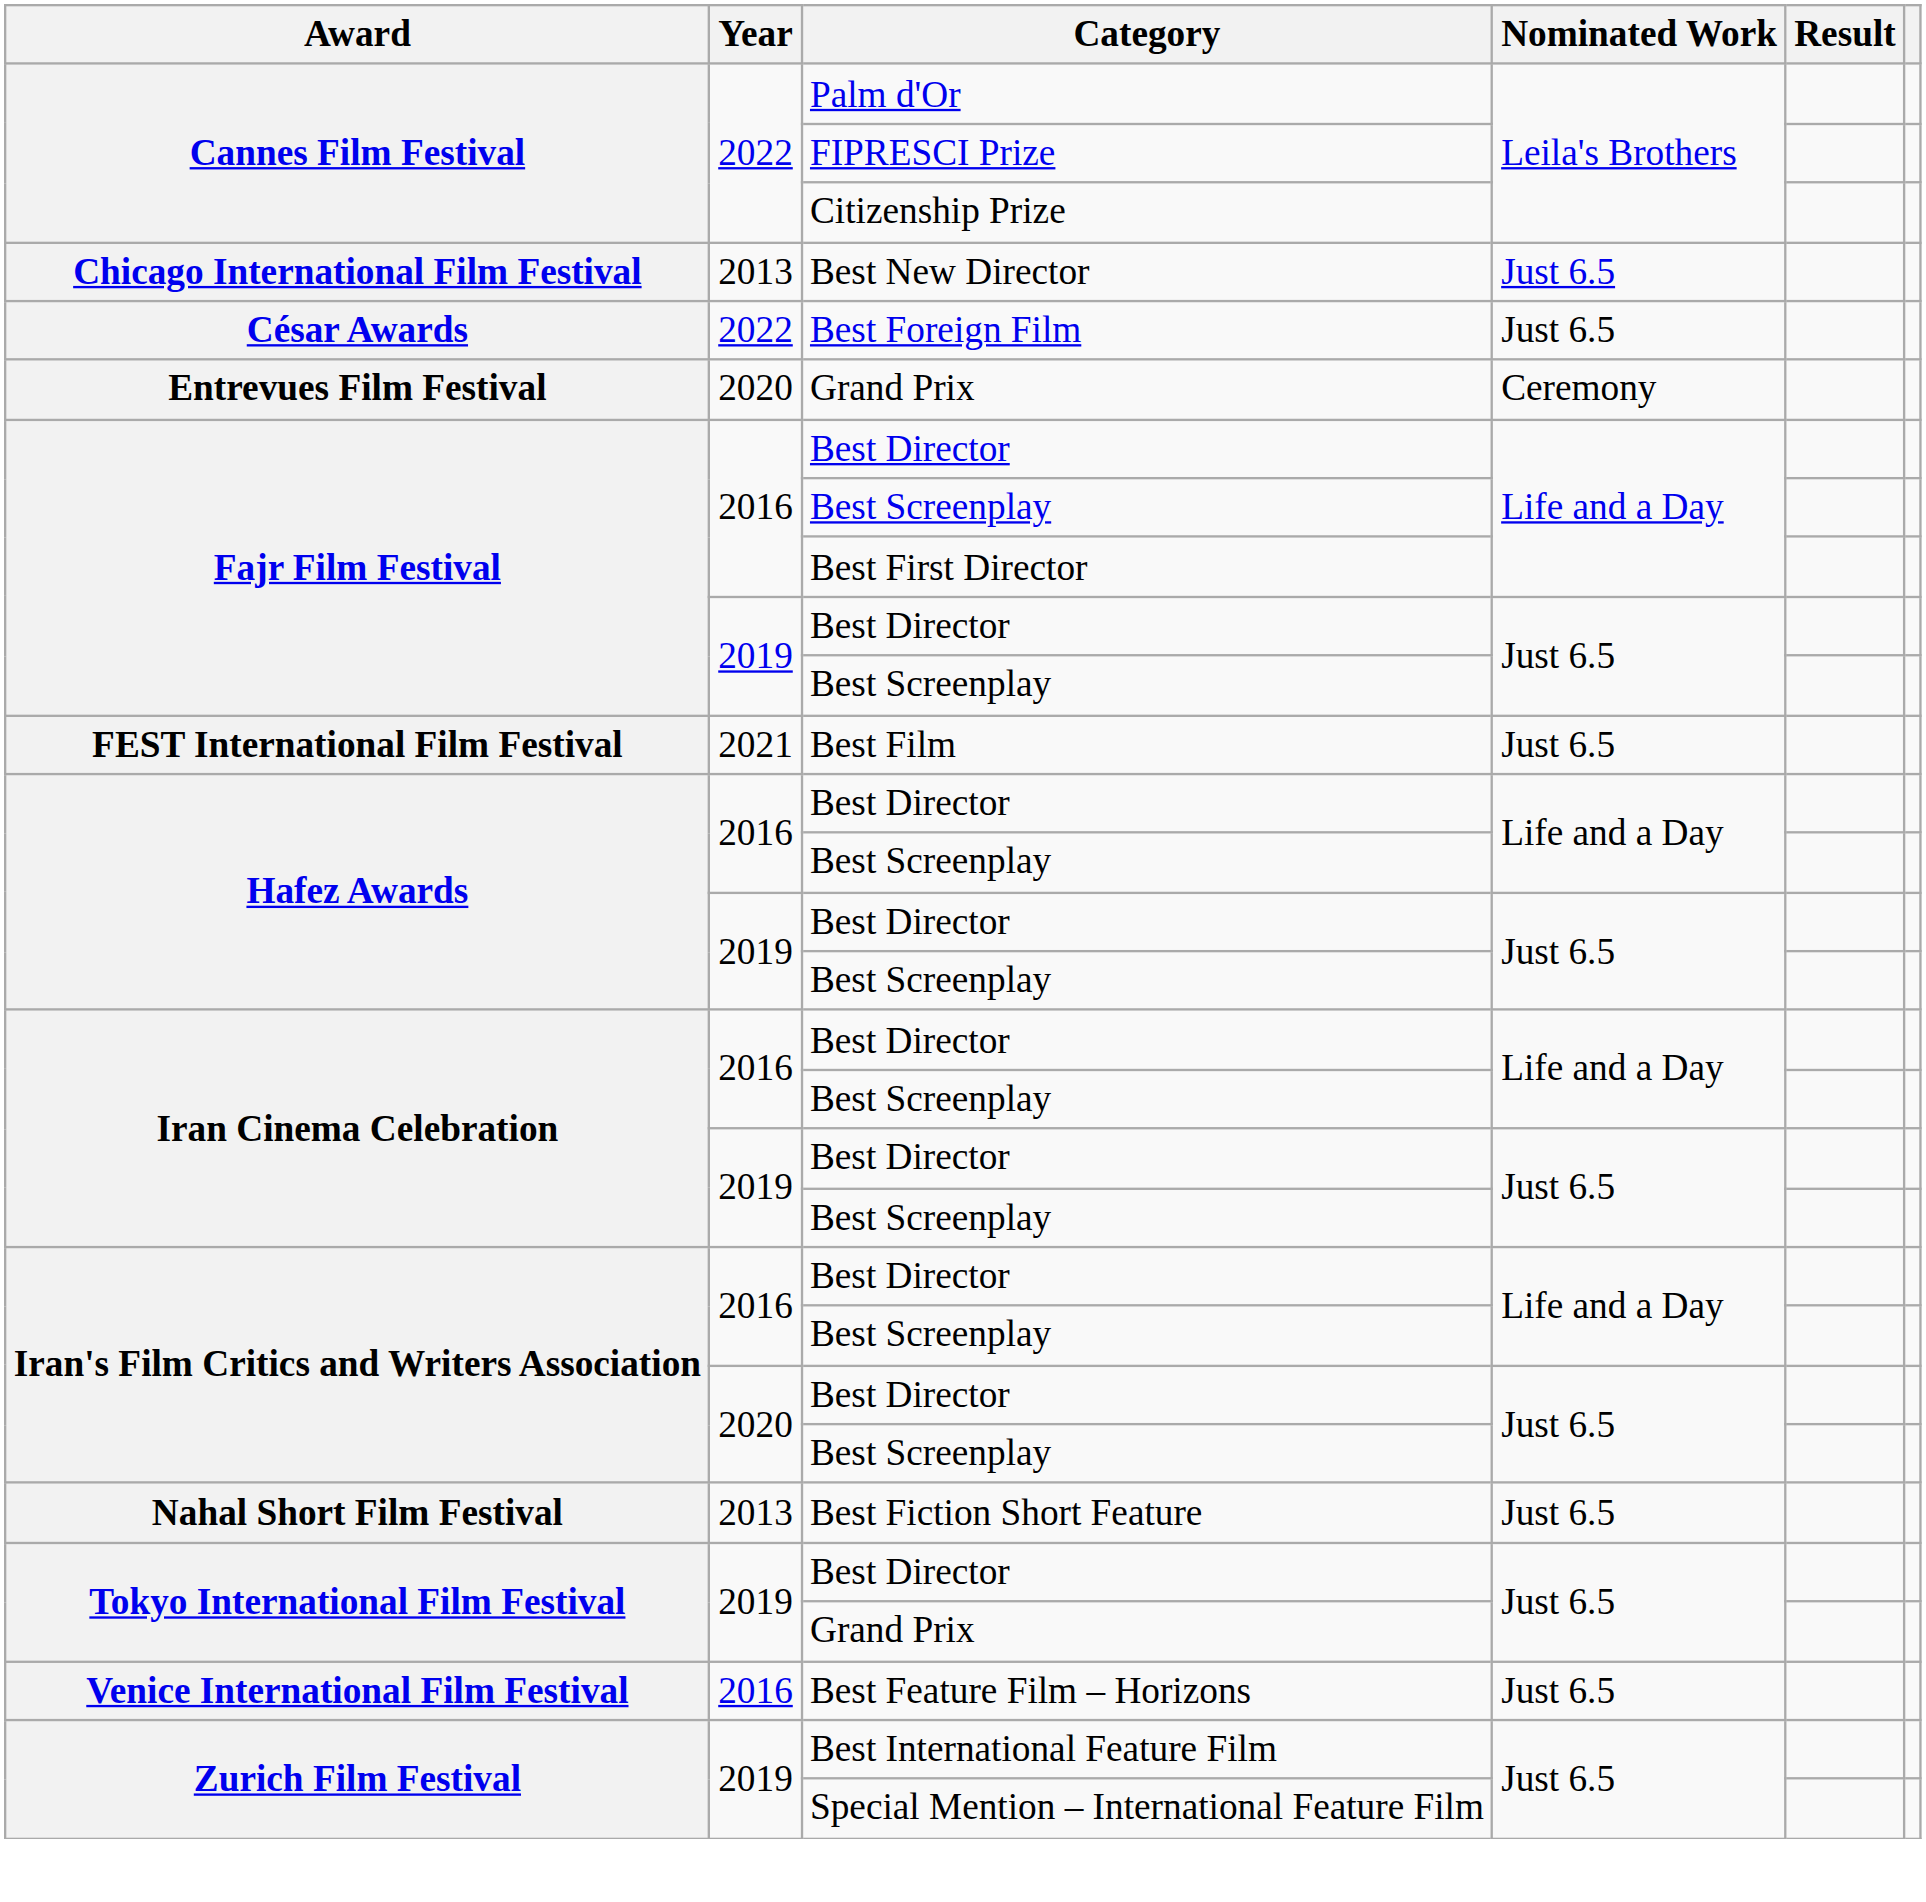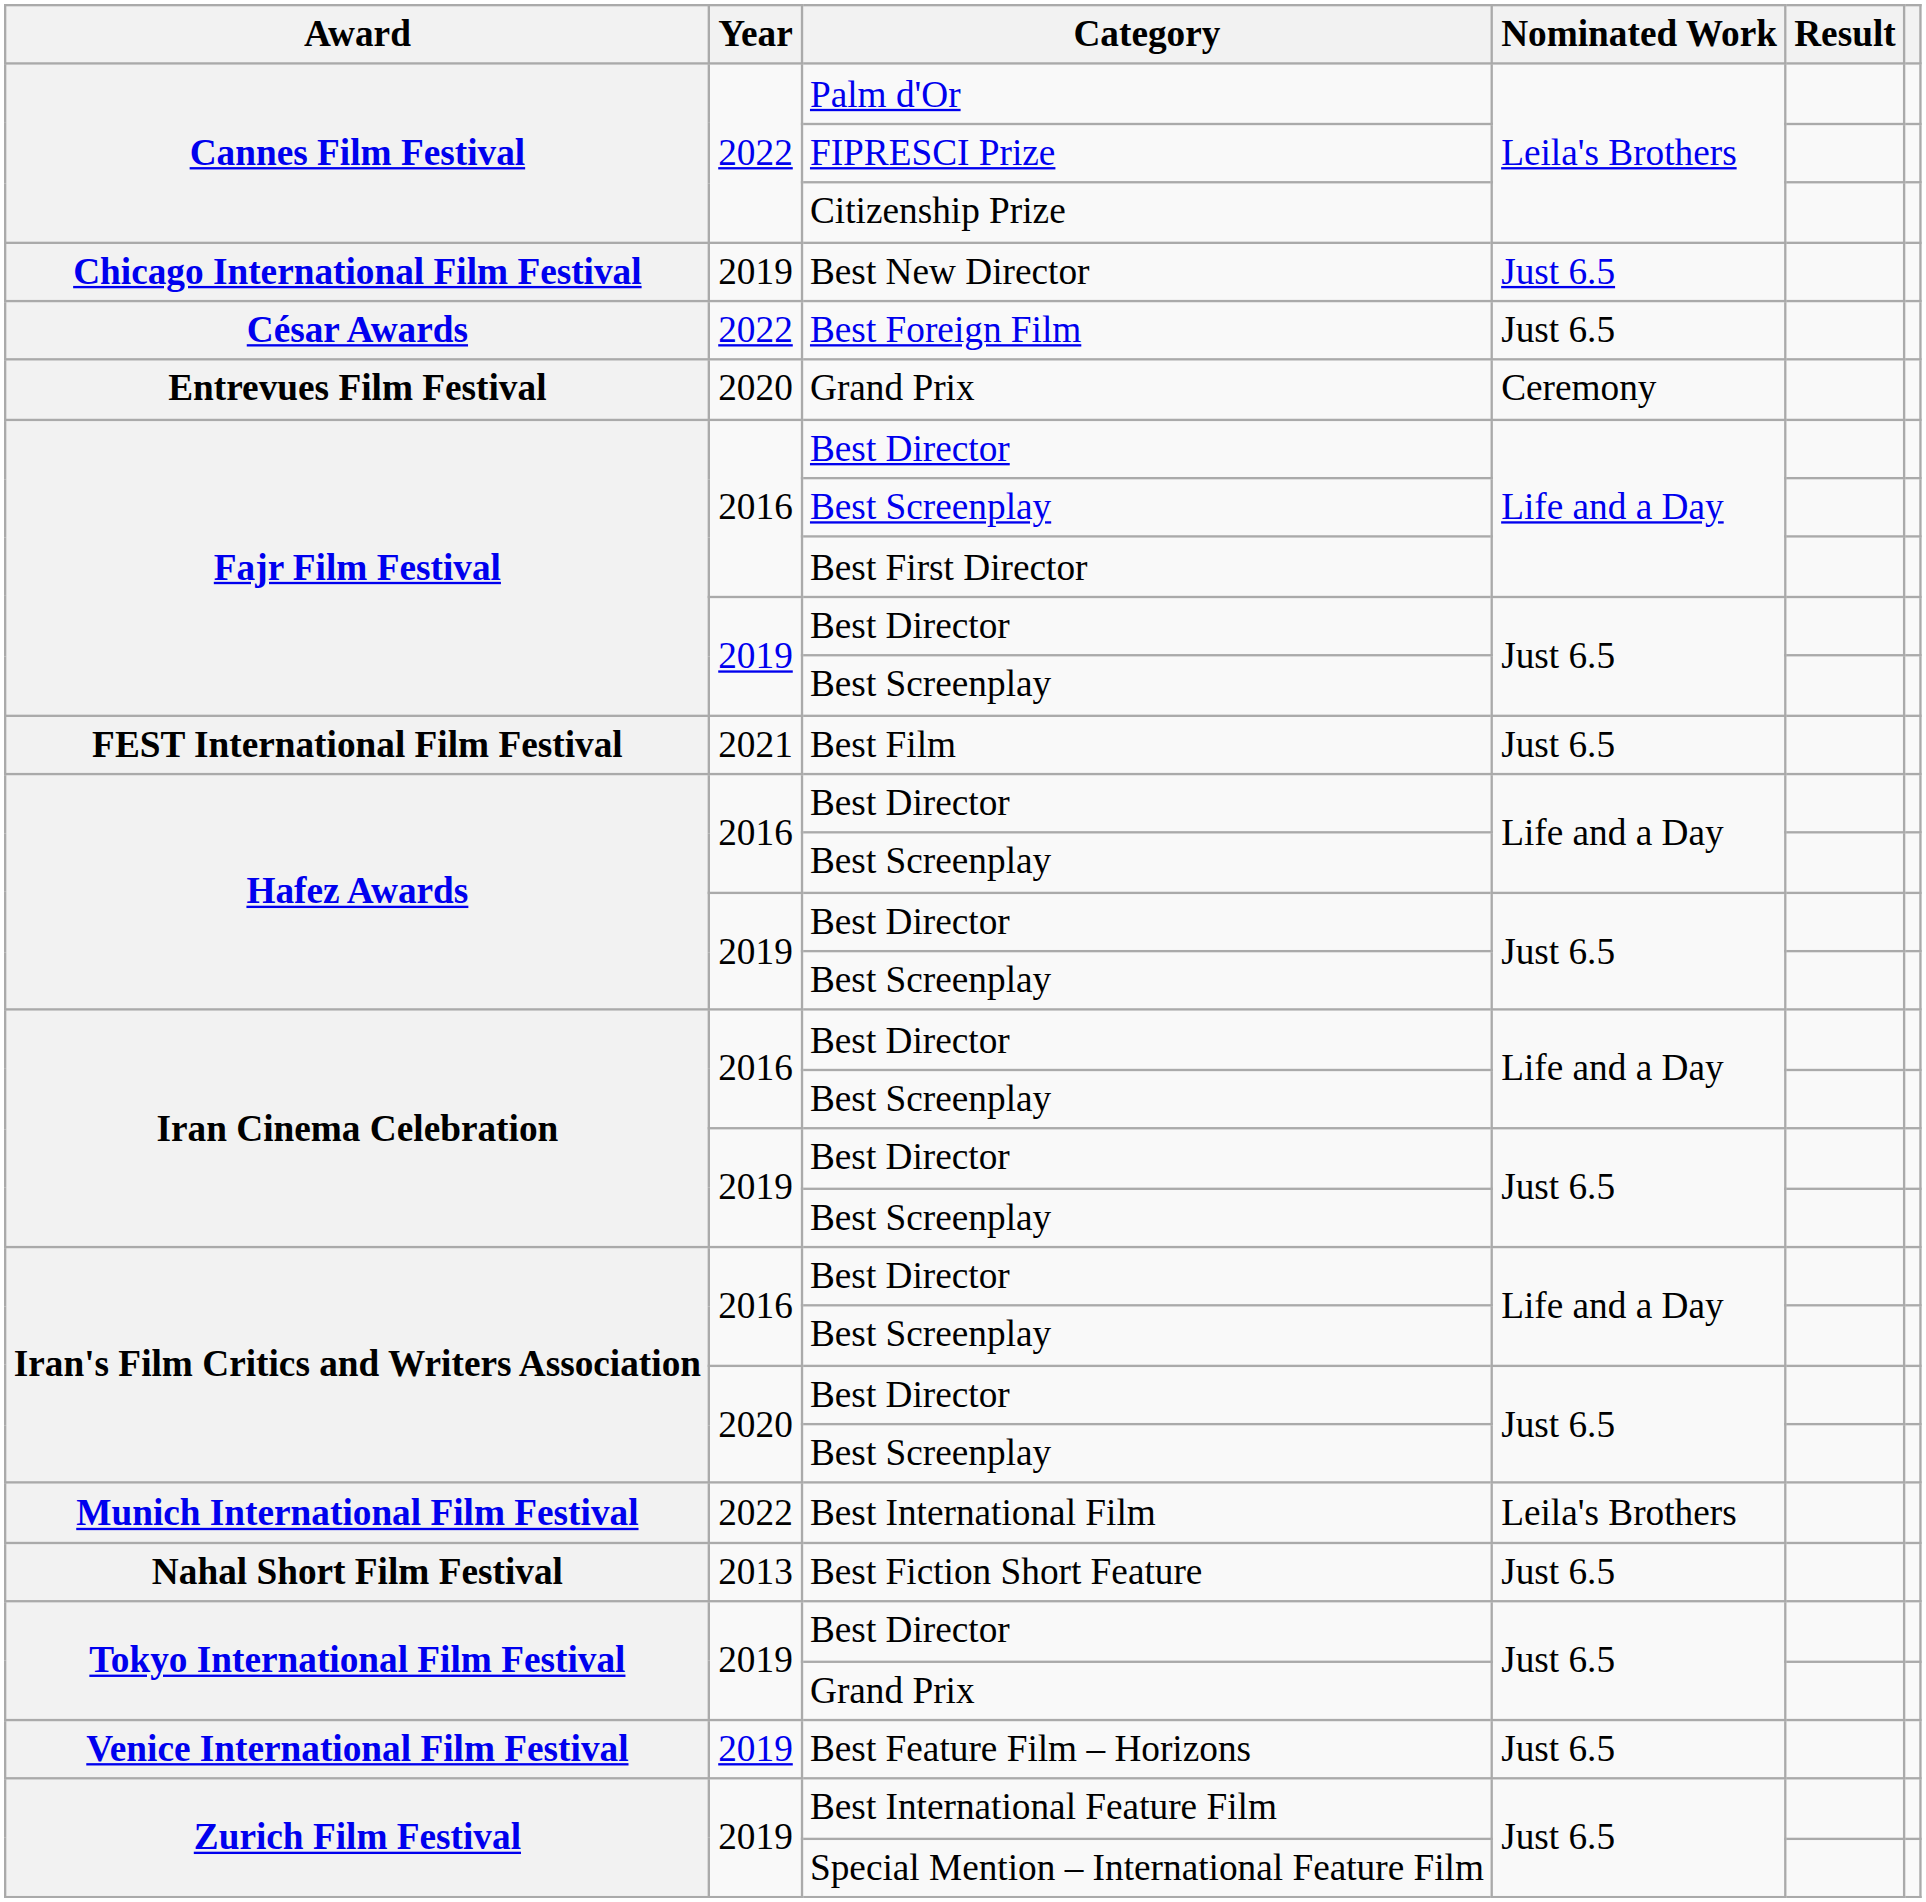(755, 270) 2013 -> (755, 270) 2019
+ row: (357, 1512)
(755, 1689) 2016 -> (755, 1748) 2019
